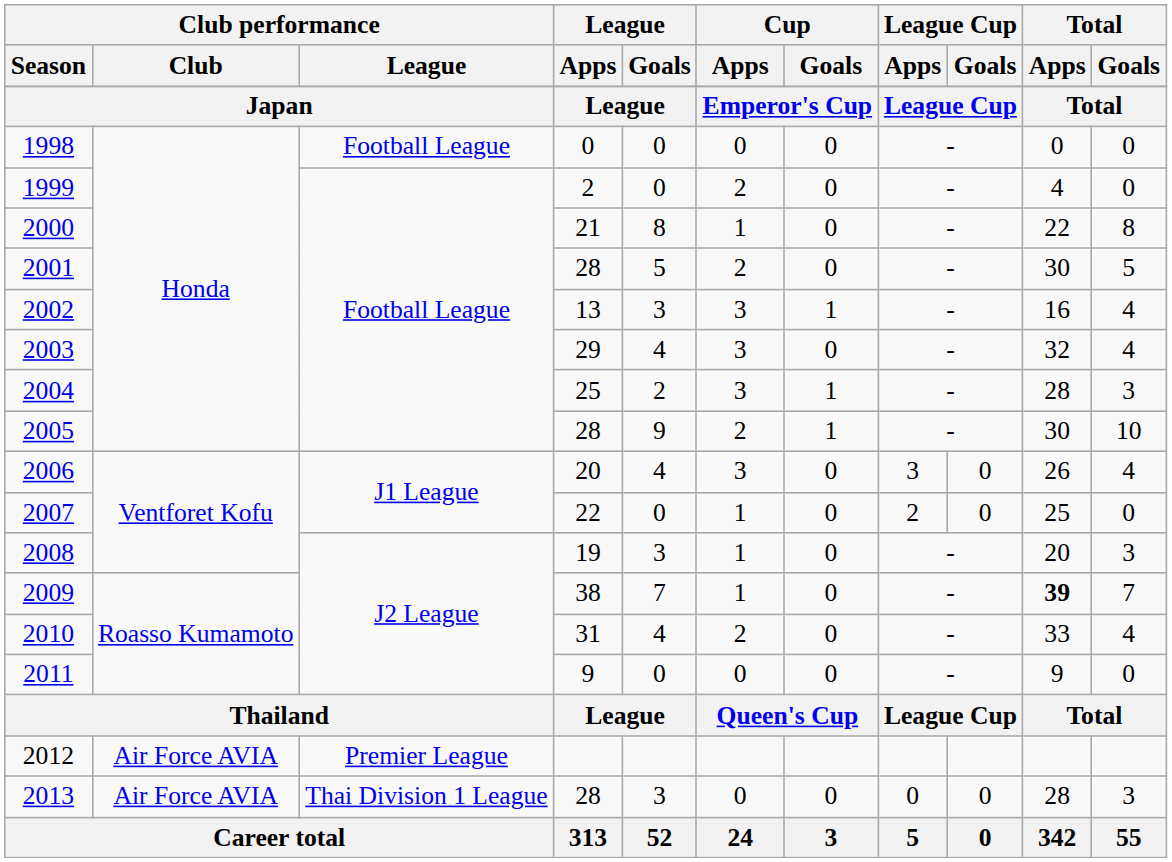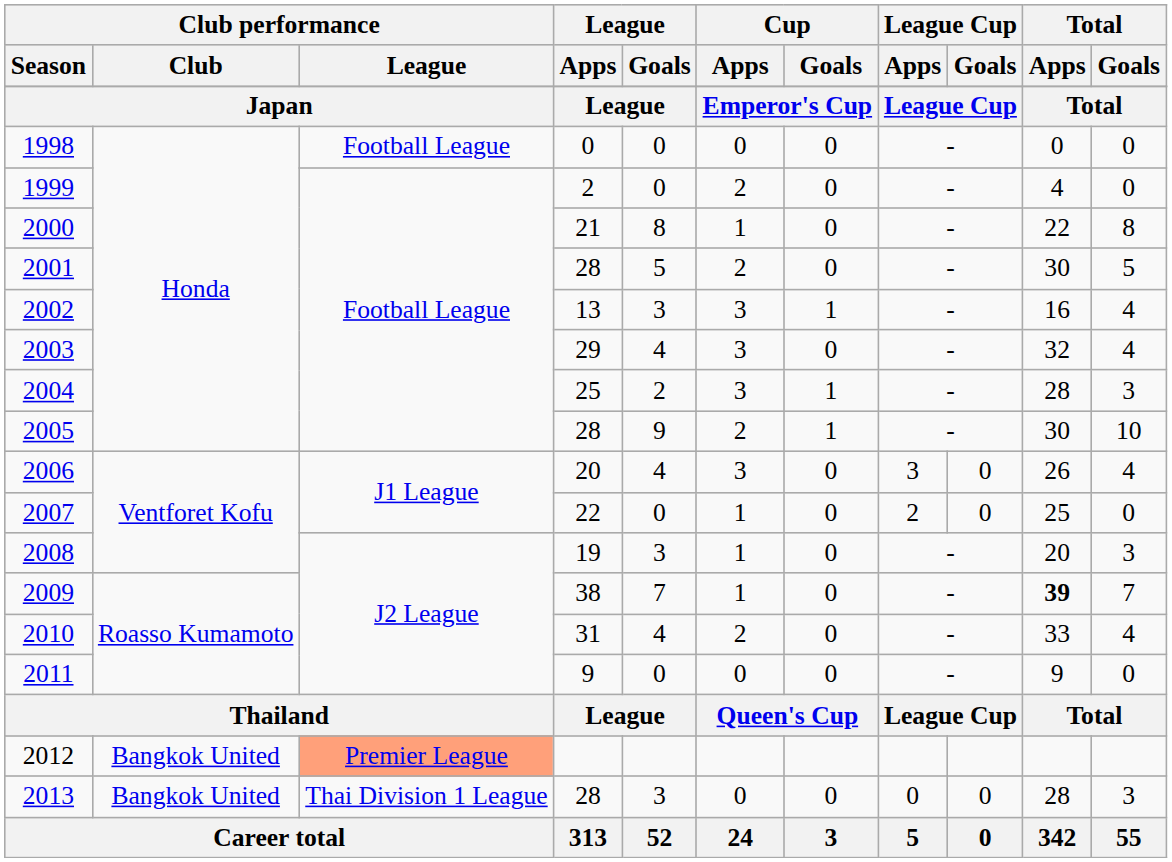(196, 755) Air Force AVIA -> (196, 755) Bangkok United
(426, 755) no background -> (426, 755) lightsalmon background
(196, 796) Air Force AVIA -> (196, 796) Bangkok United
